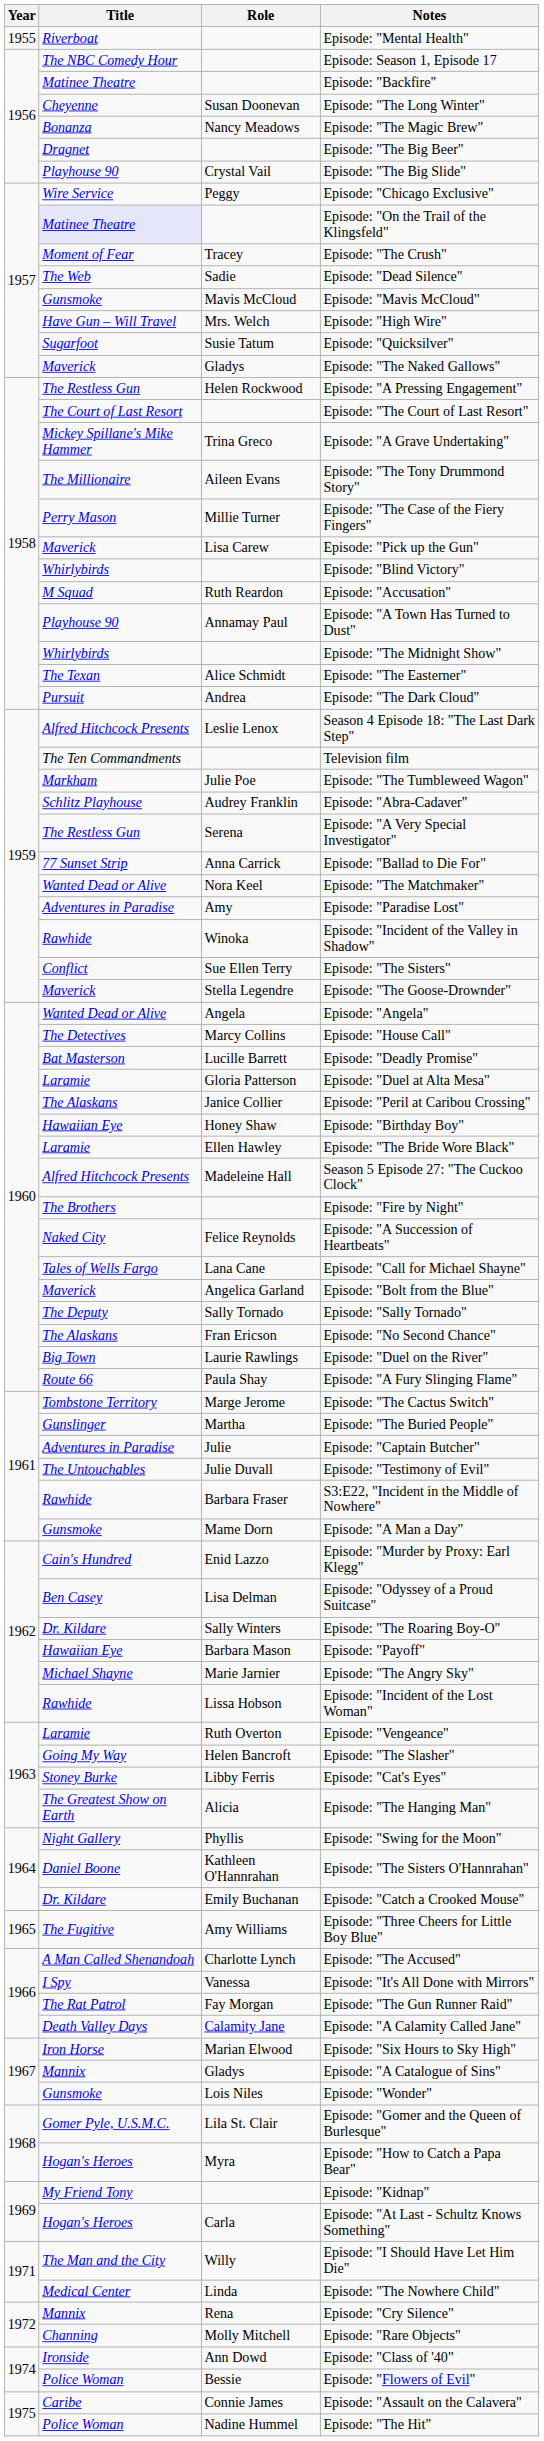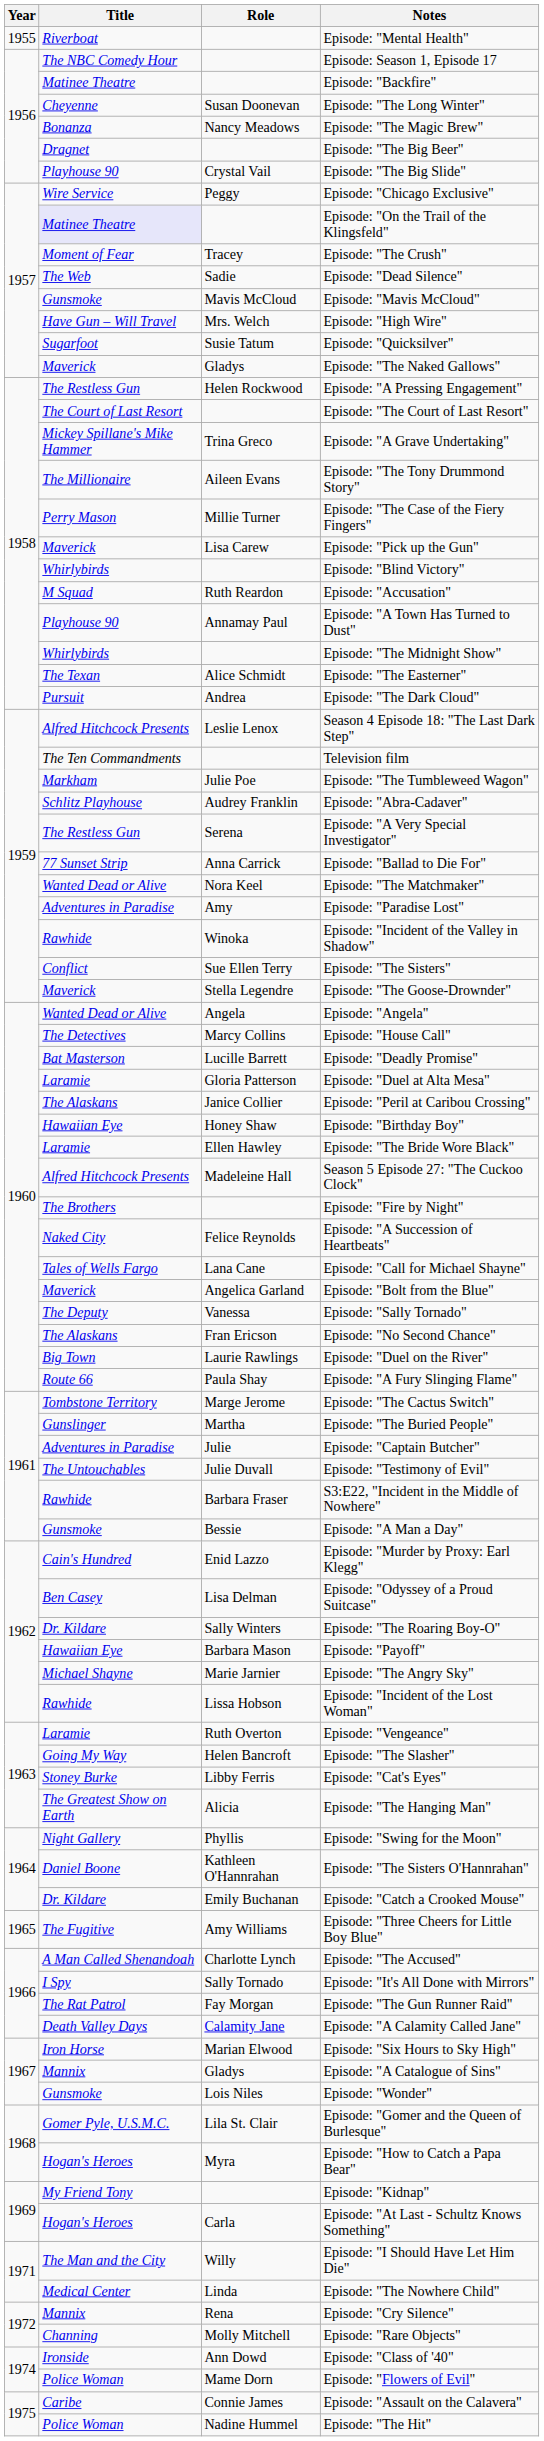(244, 1312) Sally Tornado -> (227, 1312) Vanessa
(239, 1529) Mame Dorn -> (223, 1529) Bessie
(227, 1982) Vanessa -> (244, 1982) Sally Tornado
(223, 2380) Bessie -> (239, 2380) Mame Dorn
